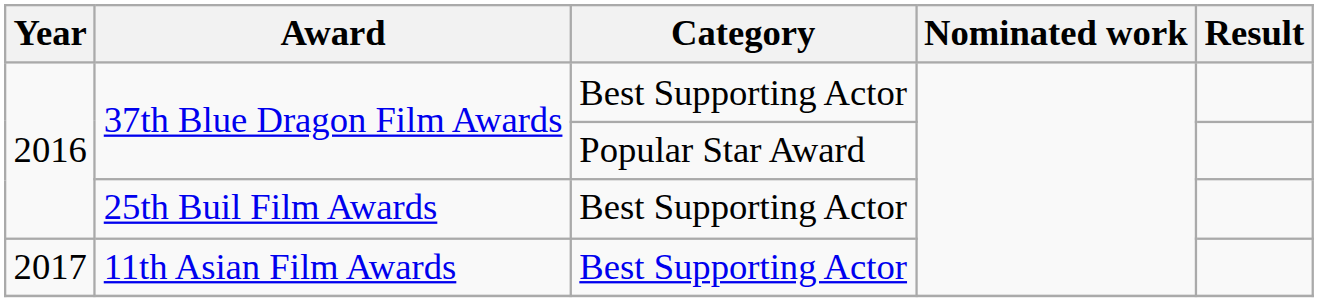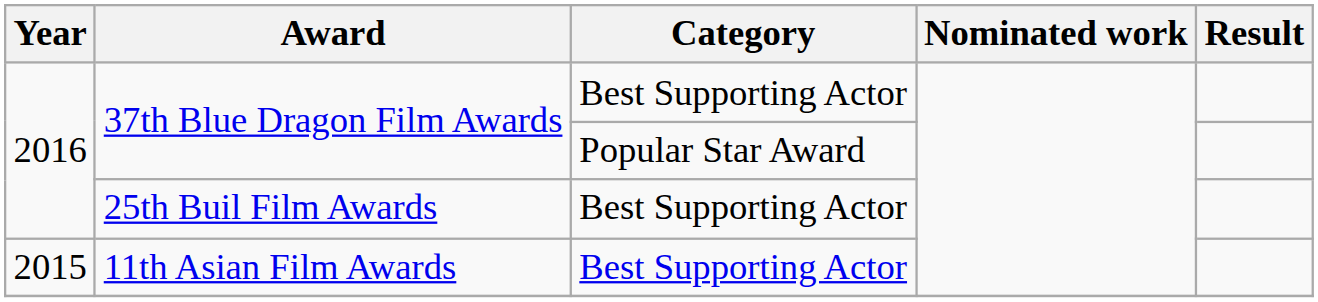(50, 265) 2017 -> (50, 265) 2015
